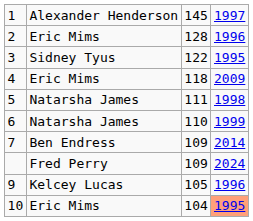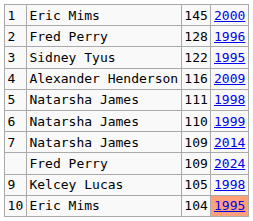(104, 15) Alexander Henderson -> (65, 15) Eric Mims
(230, 15) 1997 -> (230, 15) 2000
(65, 36) Eric Mims -> (69, 36) Fred Perry
(65, 79) Eric Mims -> (104, 79) Alexander Henderson
(196, 79) 118 -> (196, 79) 116
(72, 142) Ben Endress -> (84, 142) Natarsha James
(230, 185) 1996 -> (230, 185) 1998
